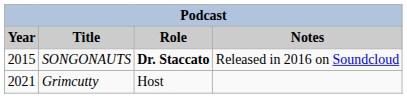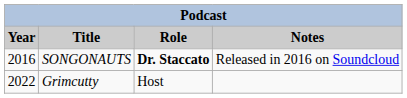(22, 59) 2015 -> (22, 59) 2016
(22, 81) 2021 -> (22, 81) 2022
